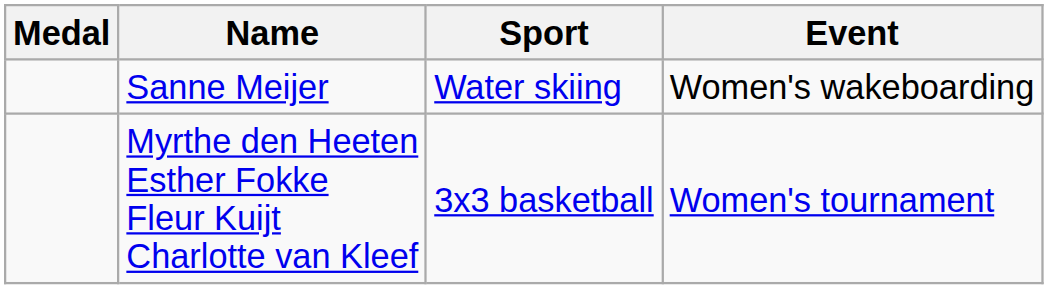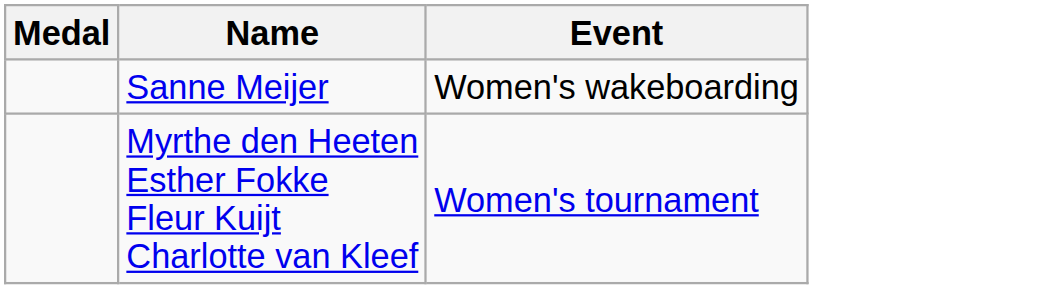- column: (544, 33)
